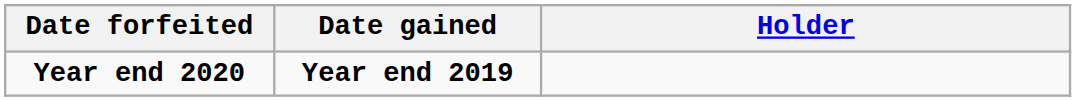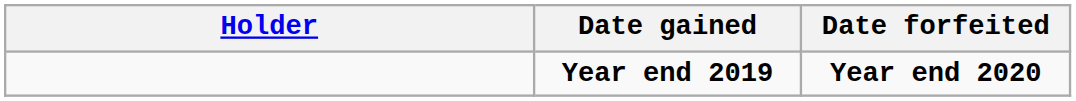columns swapped: (806, 28) <-> (139, 28)
